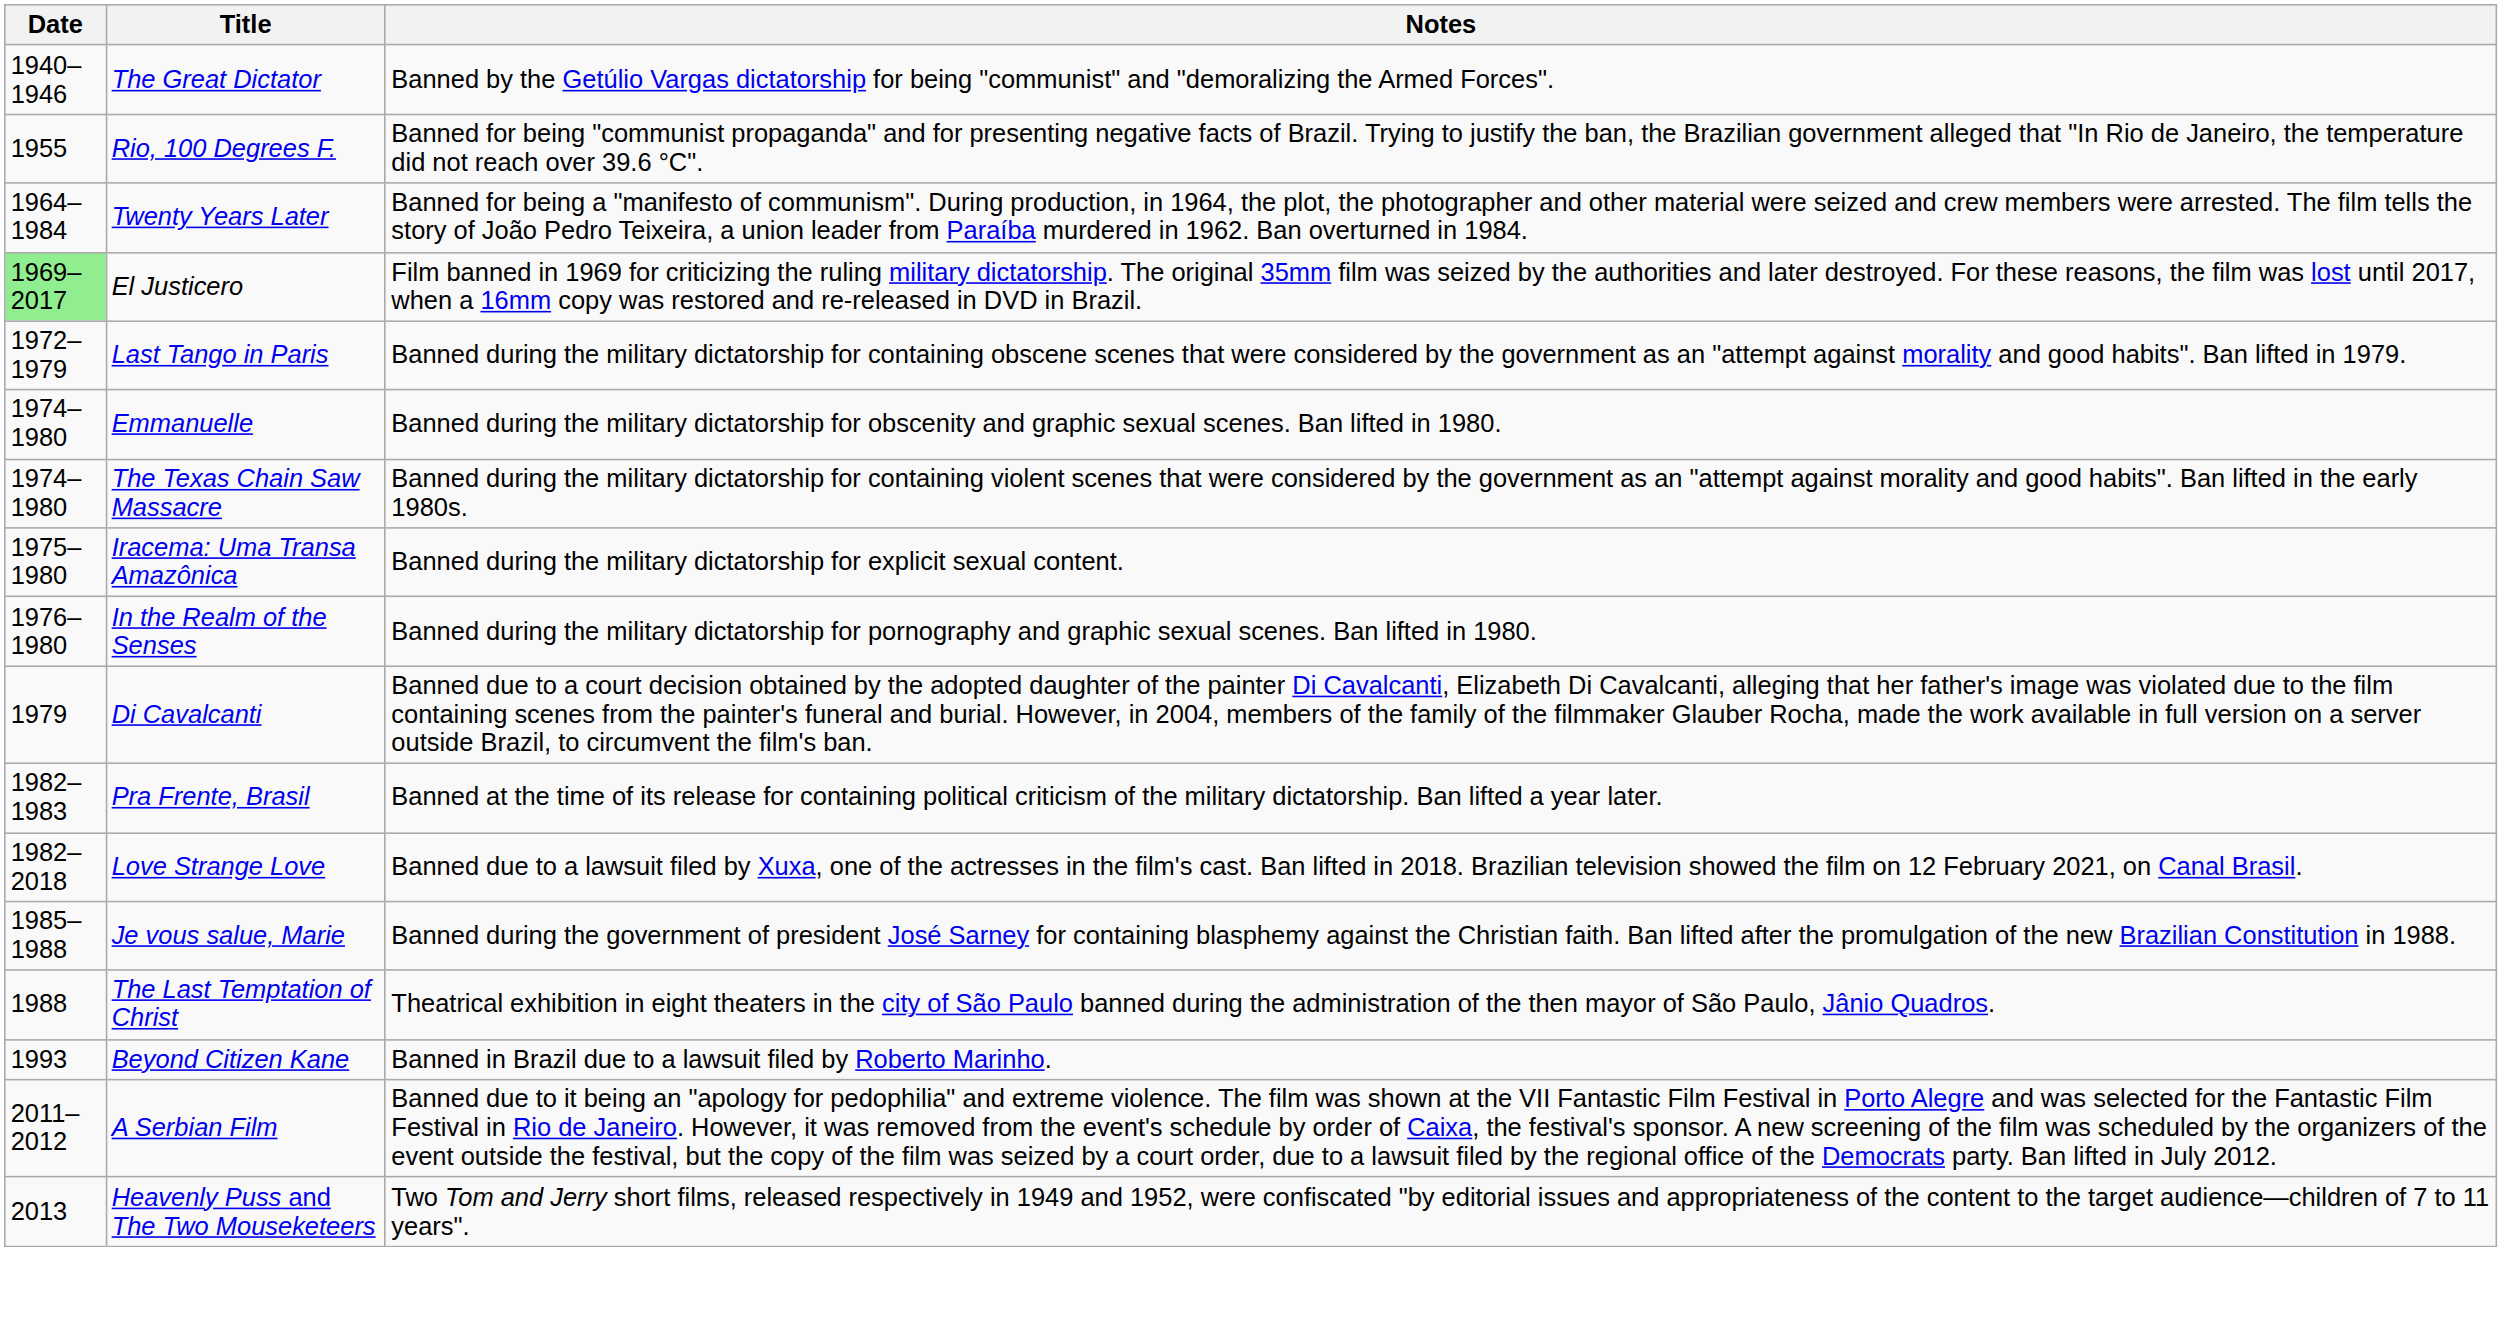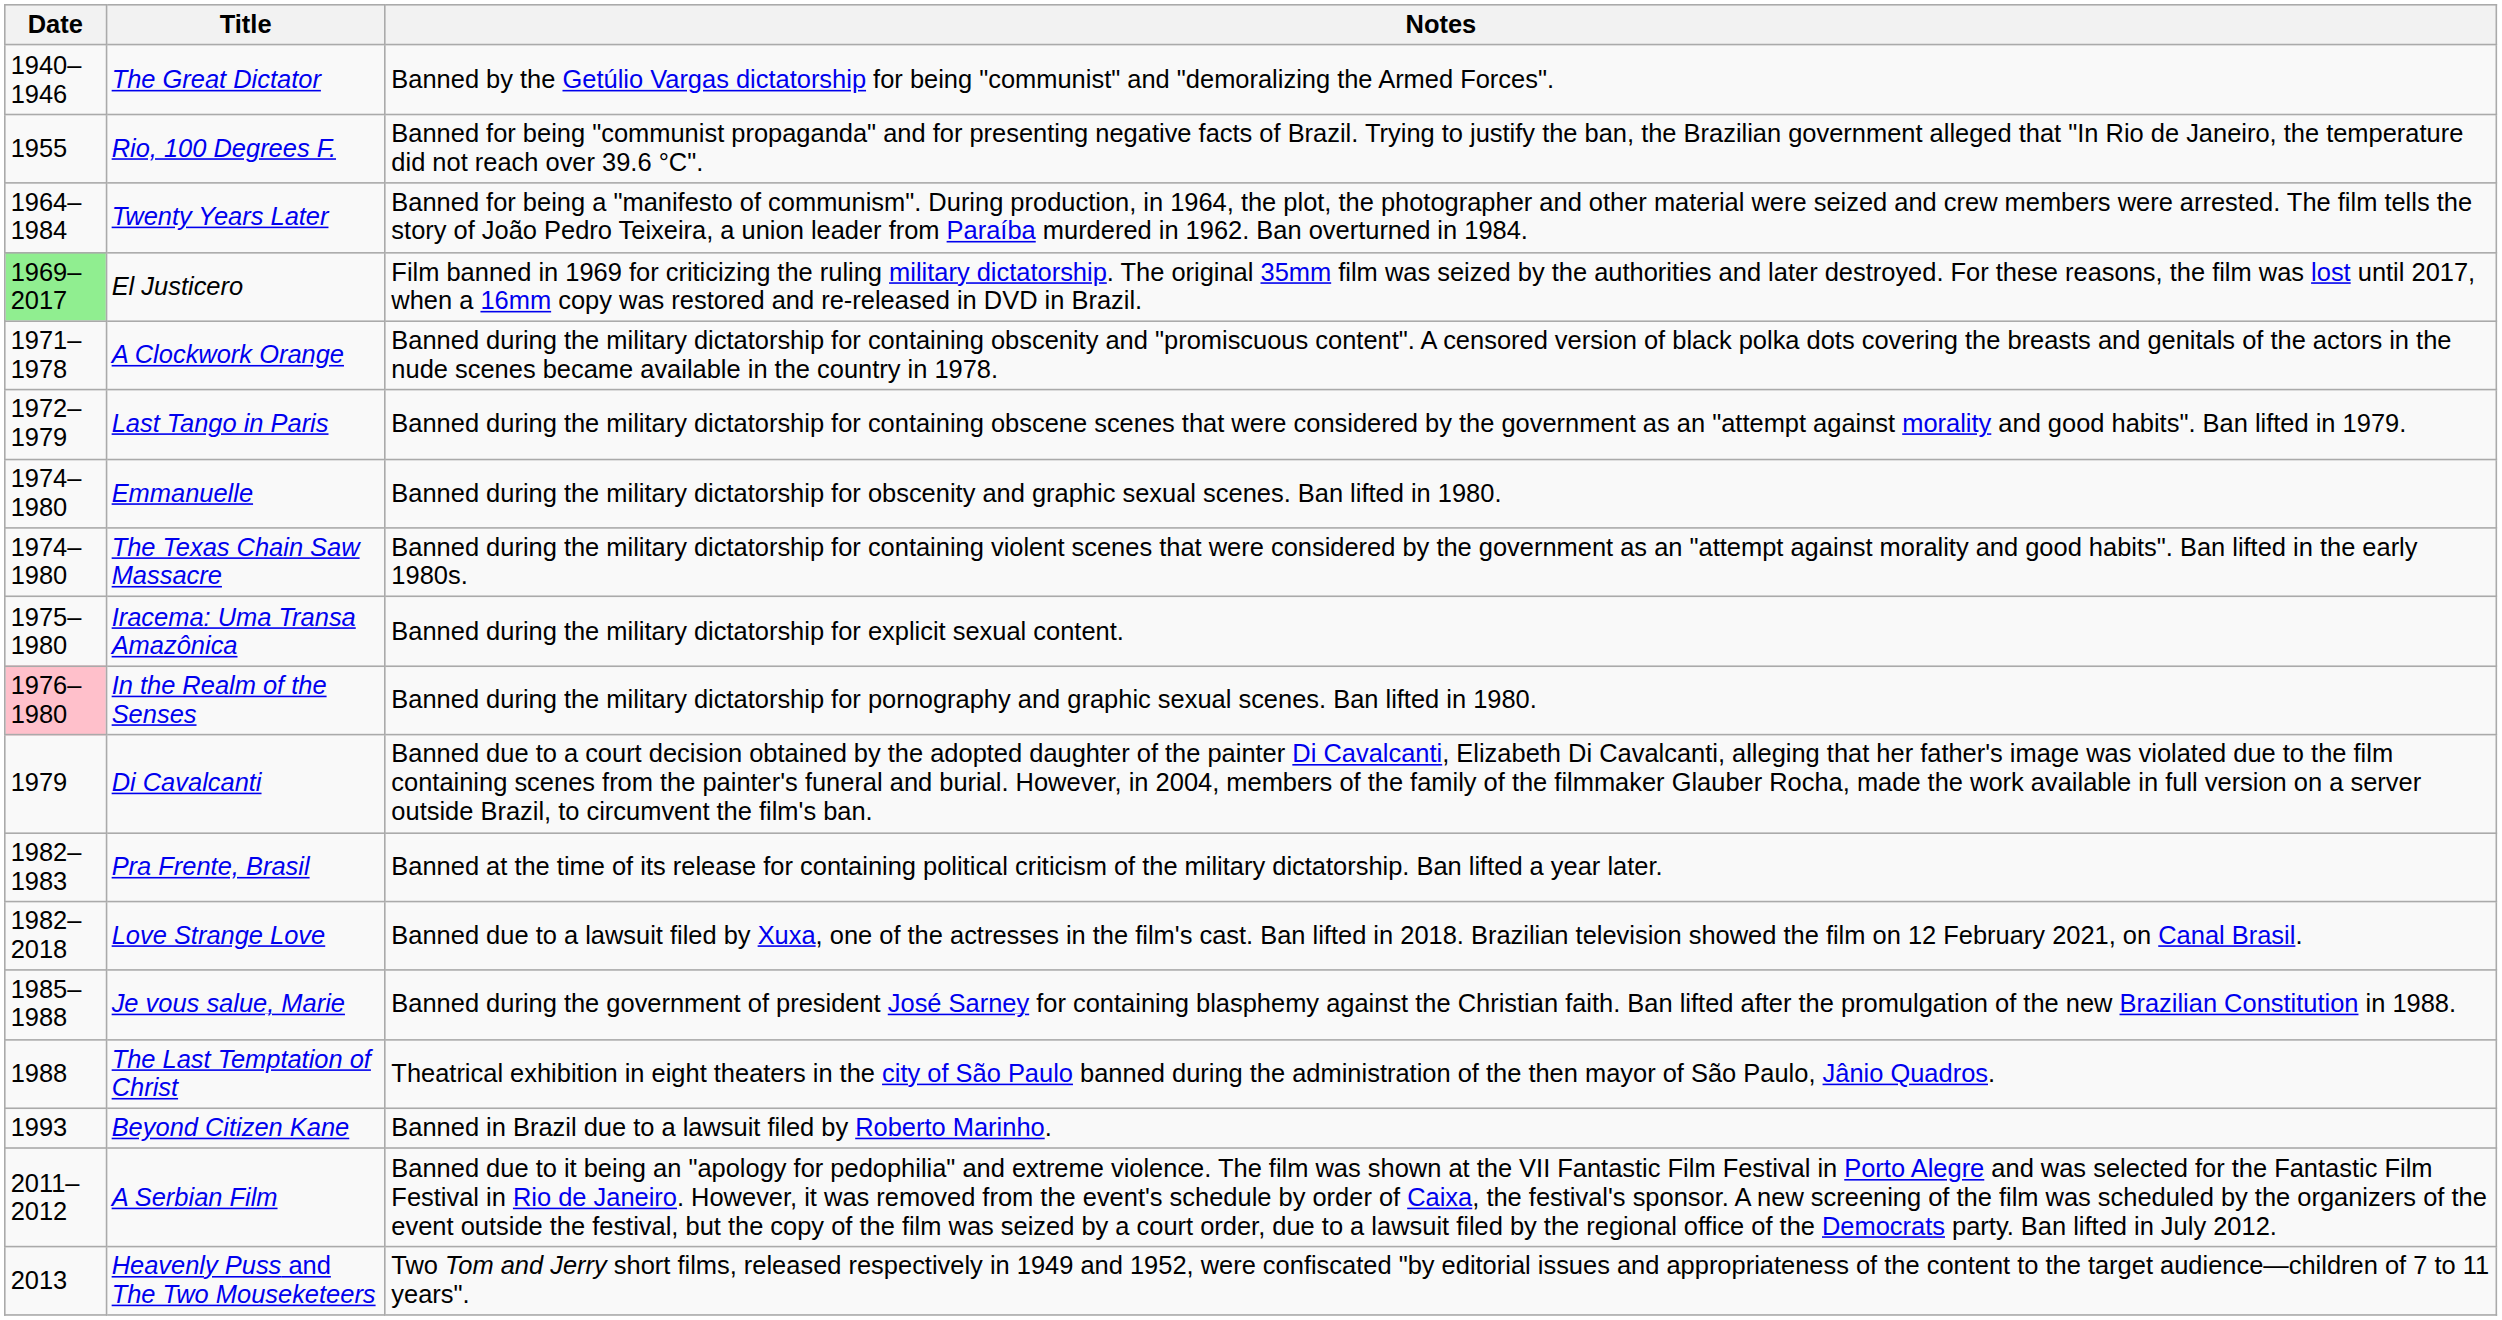+ row: (228, 355)
(46, 631) no background -> (46, 700) pink background
